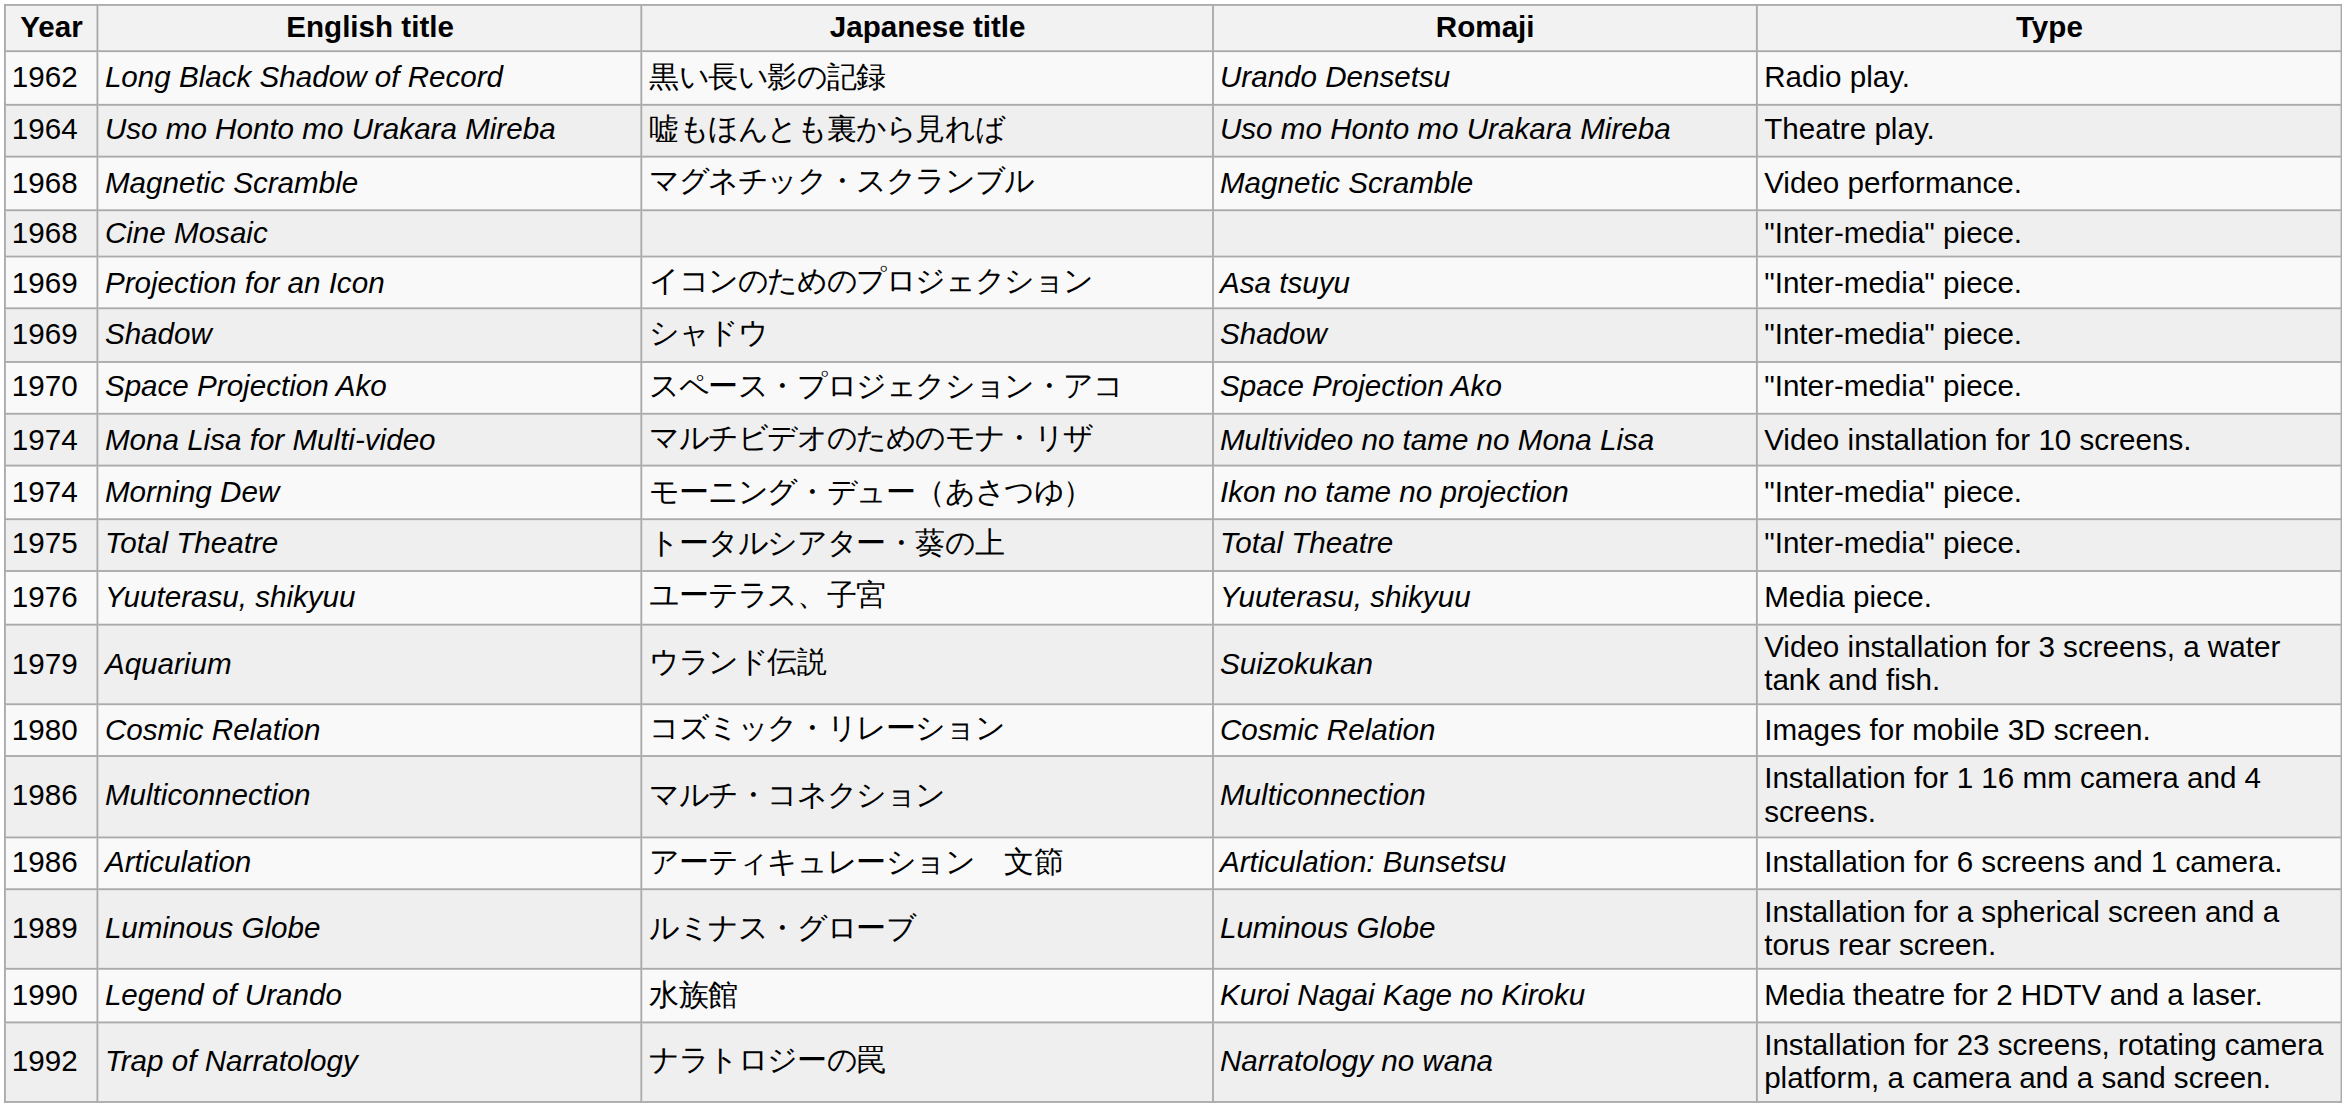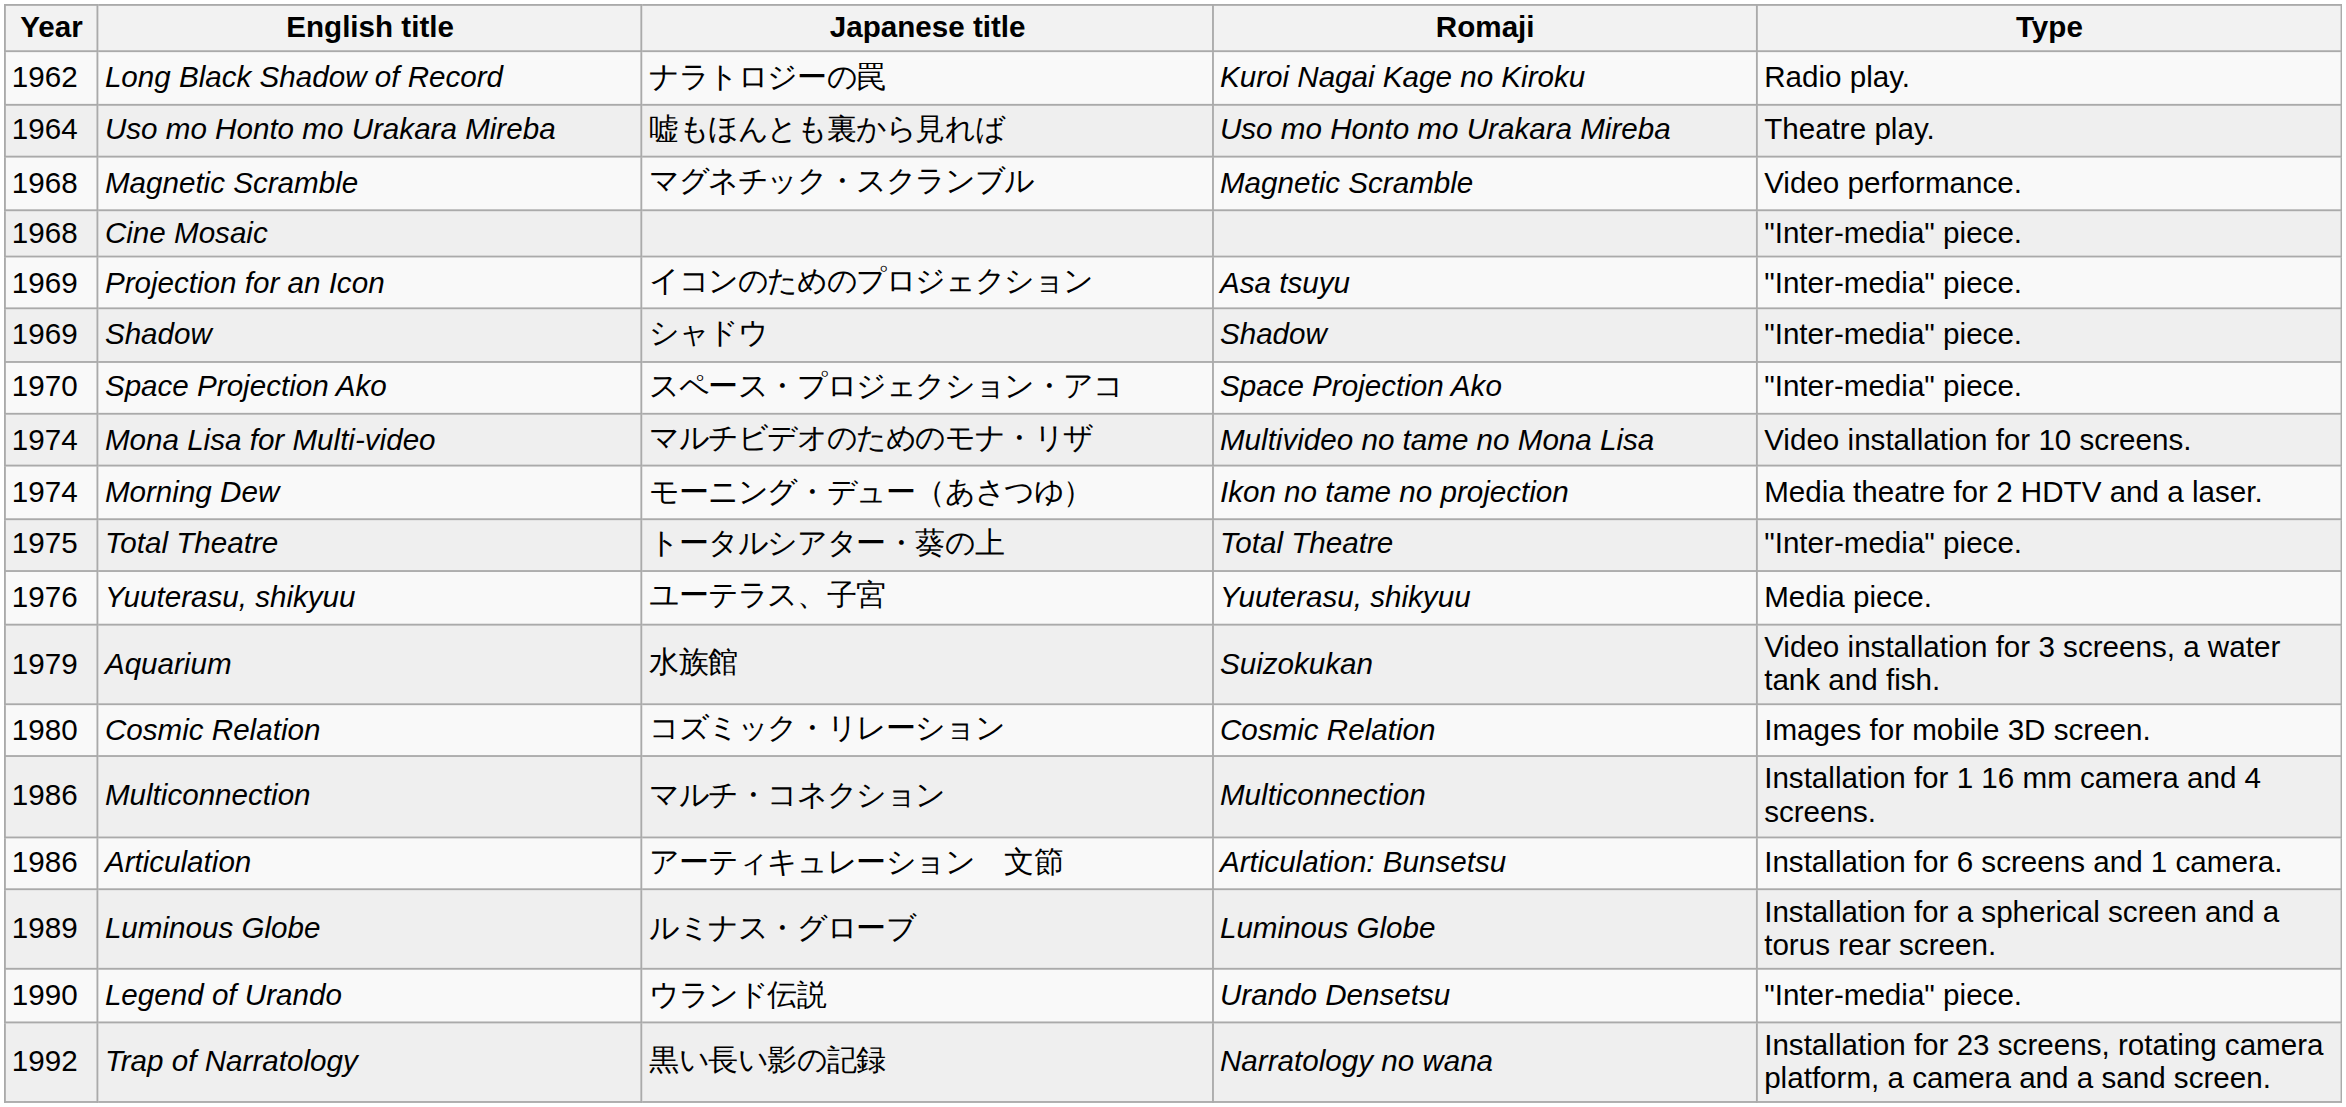(767, 76) 黒い長い影の記録 -> (767, 76) ナラトロジーの罠
(1335, 77) Urando Densetsu -> (1403, 77) Kuroi Nagai Kage no Kiroku
(1893, 492) "Inter-media" piece. -> (2013, 492) Media theatre for 2 HDTV and a laser.
(738, 662) ウランド伝説 -> (693, 662) 水族館
(693, 994) 水族館 -> (738, 994) ウランド伝説
(1403, 995) Kuroi Nagai Kage no Kiroku -> (1335, 995) Urando Densetsu
(2013, 995) Media theatre for 2 HDTV and a laser. -> (1893, 995) "Inter-media" piece.
(767, 1060) ナラトロジーの罠 -> (767, 1060) 黒い長い影の記録
